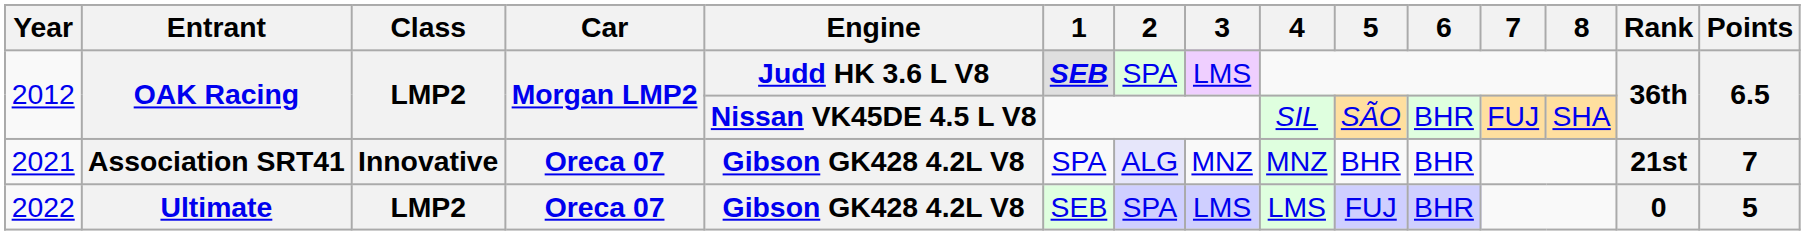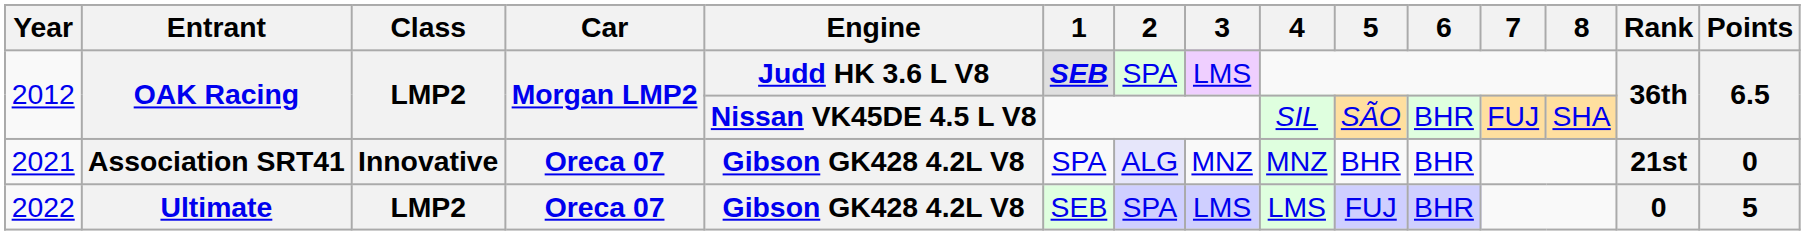(1750, 162) 7 -> (1750, 162) 0
